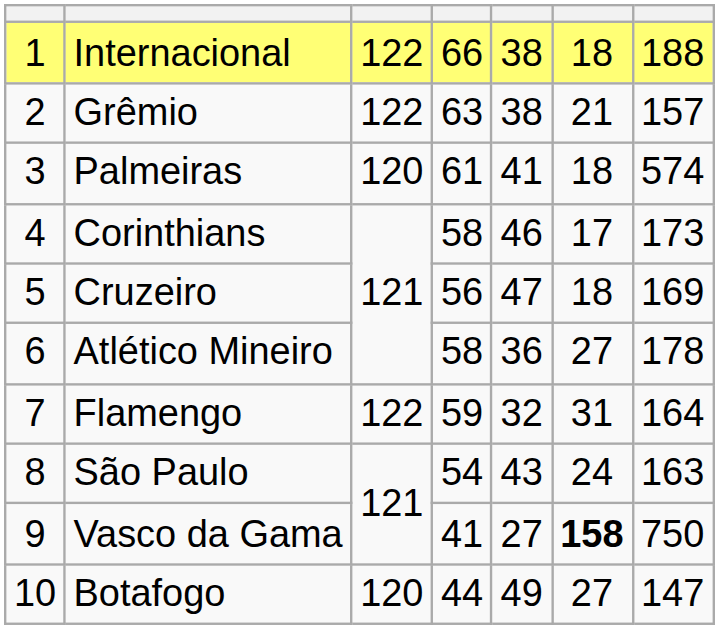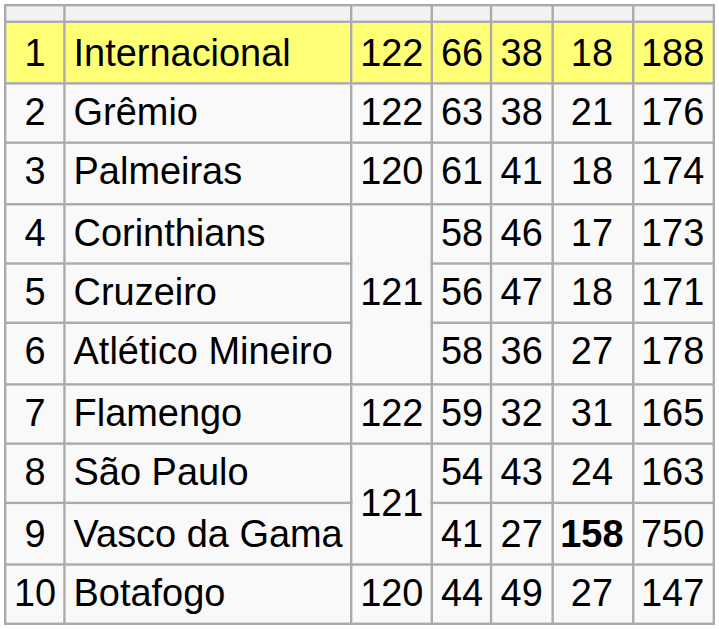(673, 112) 157 -> (673, 112) 176
(673, 172) 574 -> (673, 172) 174
(673, 292) 169 -> (673, 292) 171
(673, 412) 164 -> (673, 412) 165
